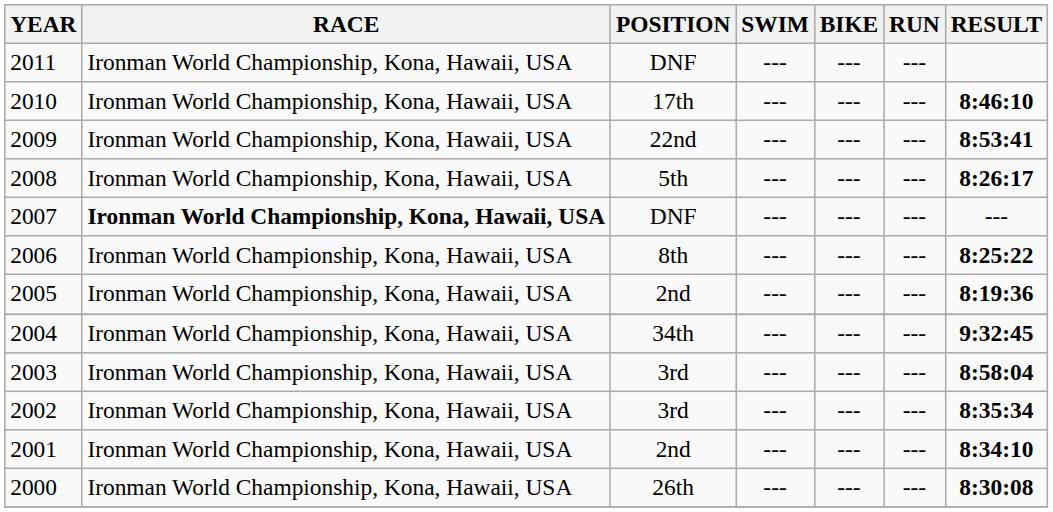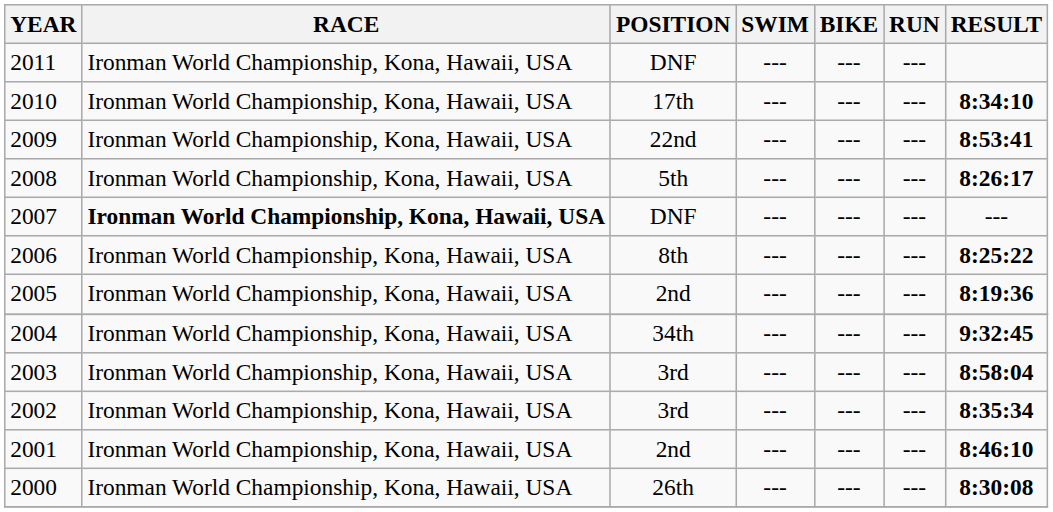(996, 101) 8:46:10 -> (996, 101) 8:34:10
(996, 448) 8:34:10 -> (996, 448) 8:46:10
